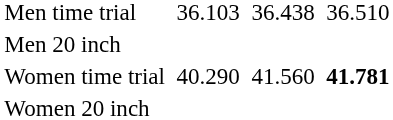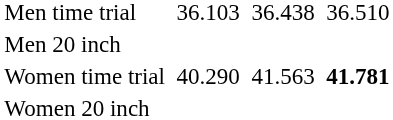(283, 76) 41.560 -> (283, 76) 41.563
